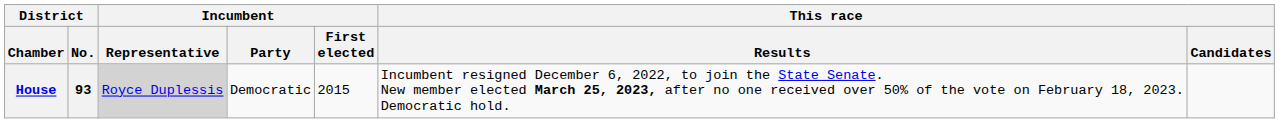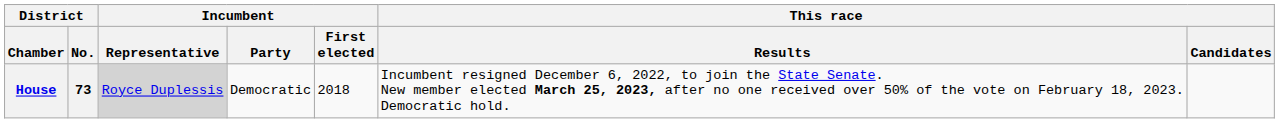(83, 91) 93 -> (83, 91) 73
(334, 91) 2015 -> (334, 91) 2018
